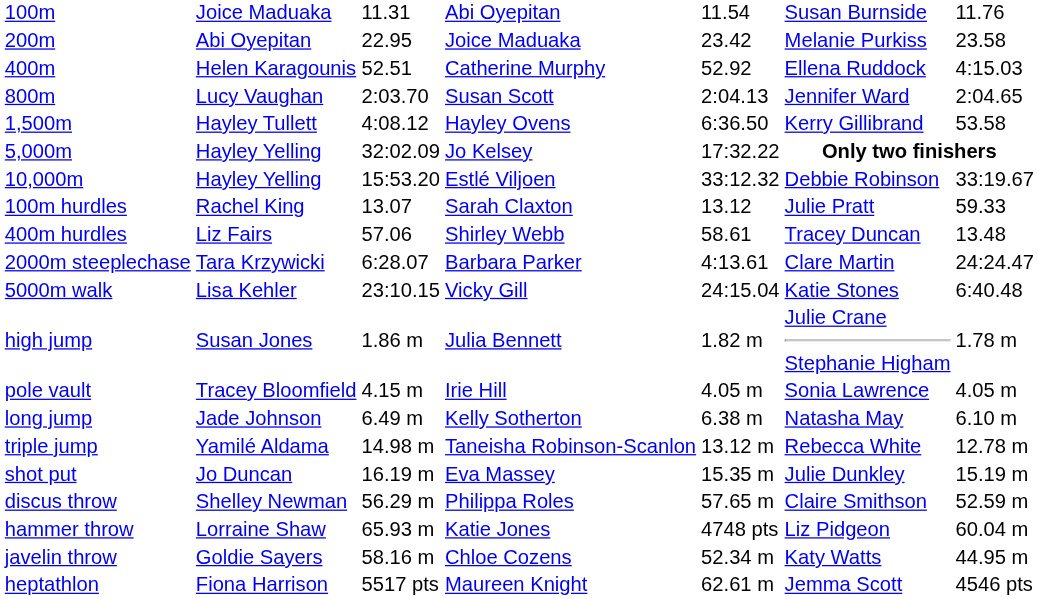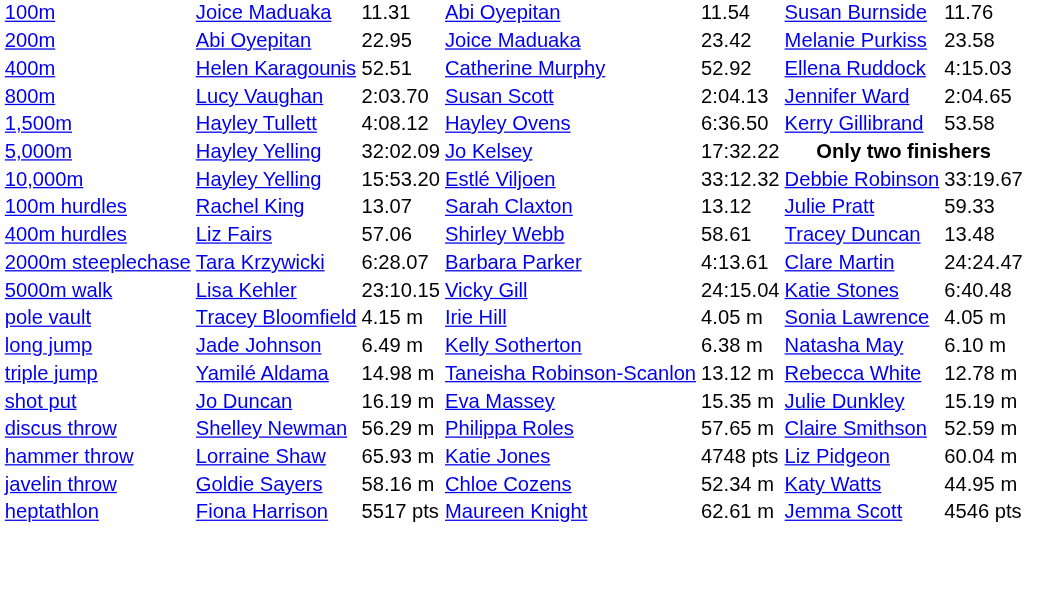- row: (48, 340)
